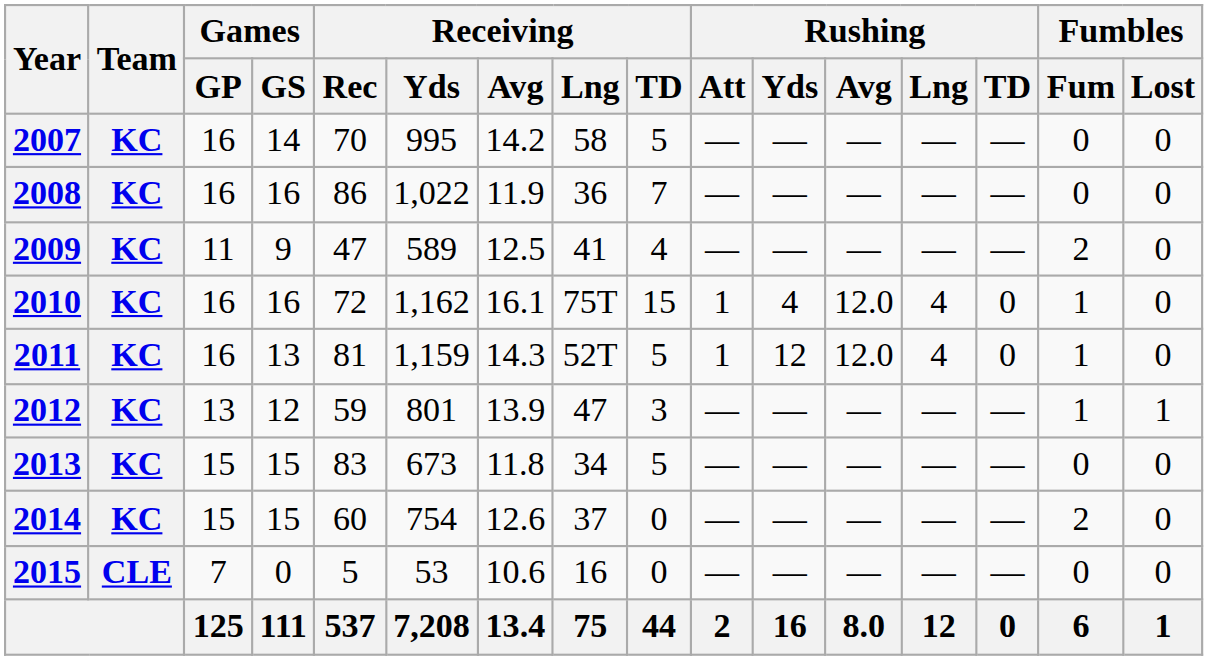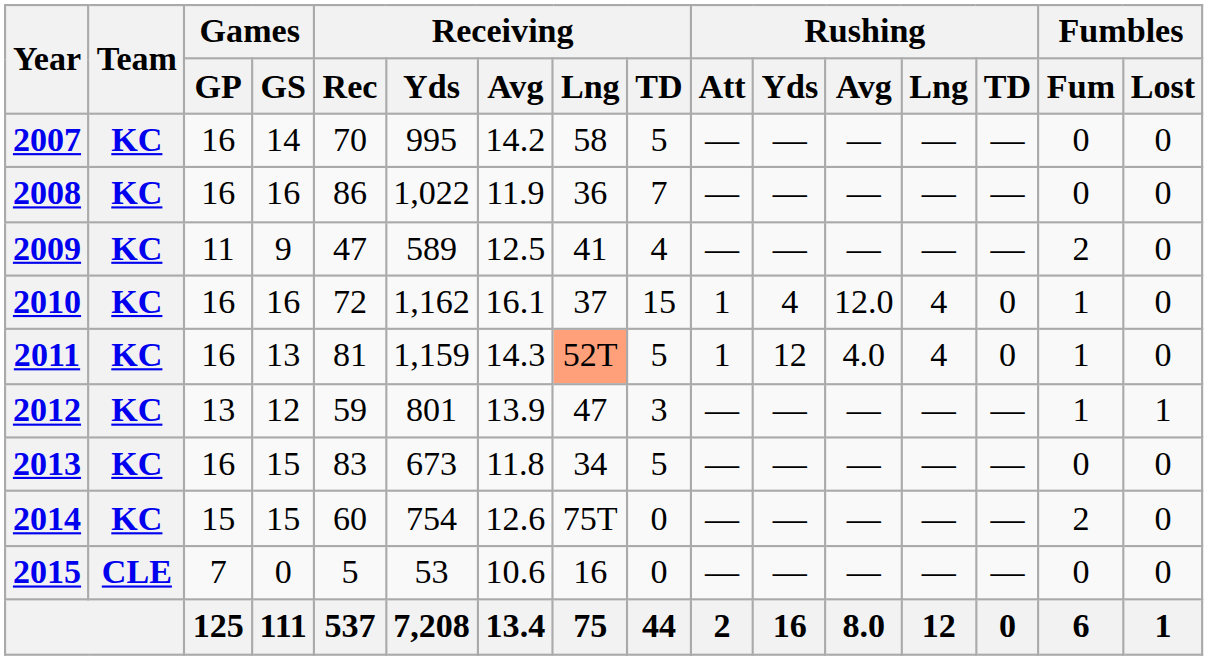(590, 301) 75T -> (590, 301) 37
(590, 355) no background -> (590, 355) lightsalmon background
(864, 355) 12.0 -> (864, 355) 4.0
(218, 463) 15 -> (218, 463) 16
(590, 517) 37 -> (590, 517) 75T
